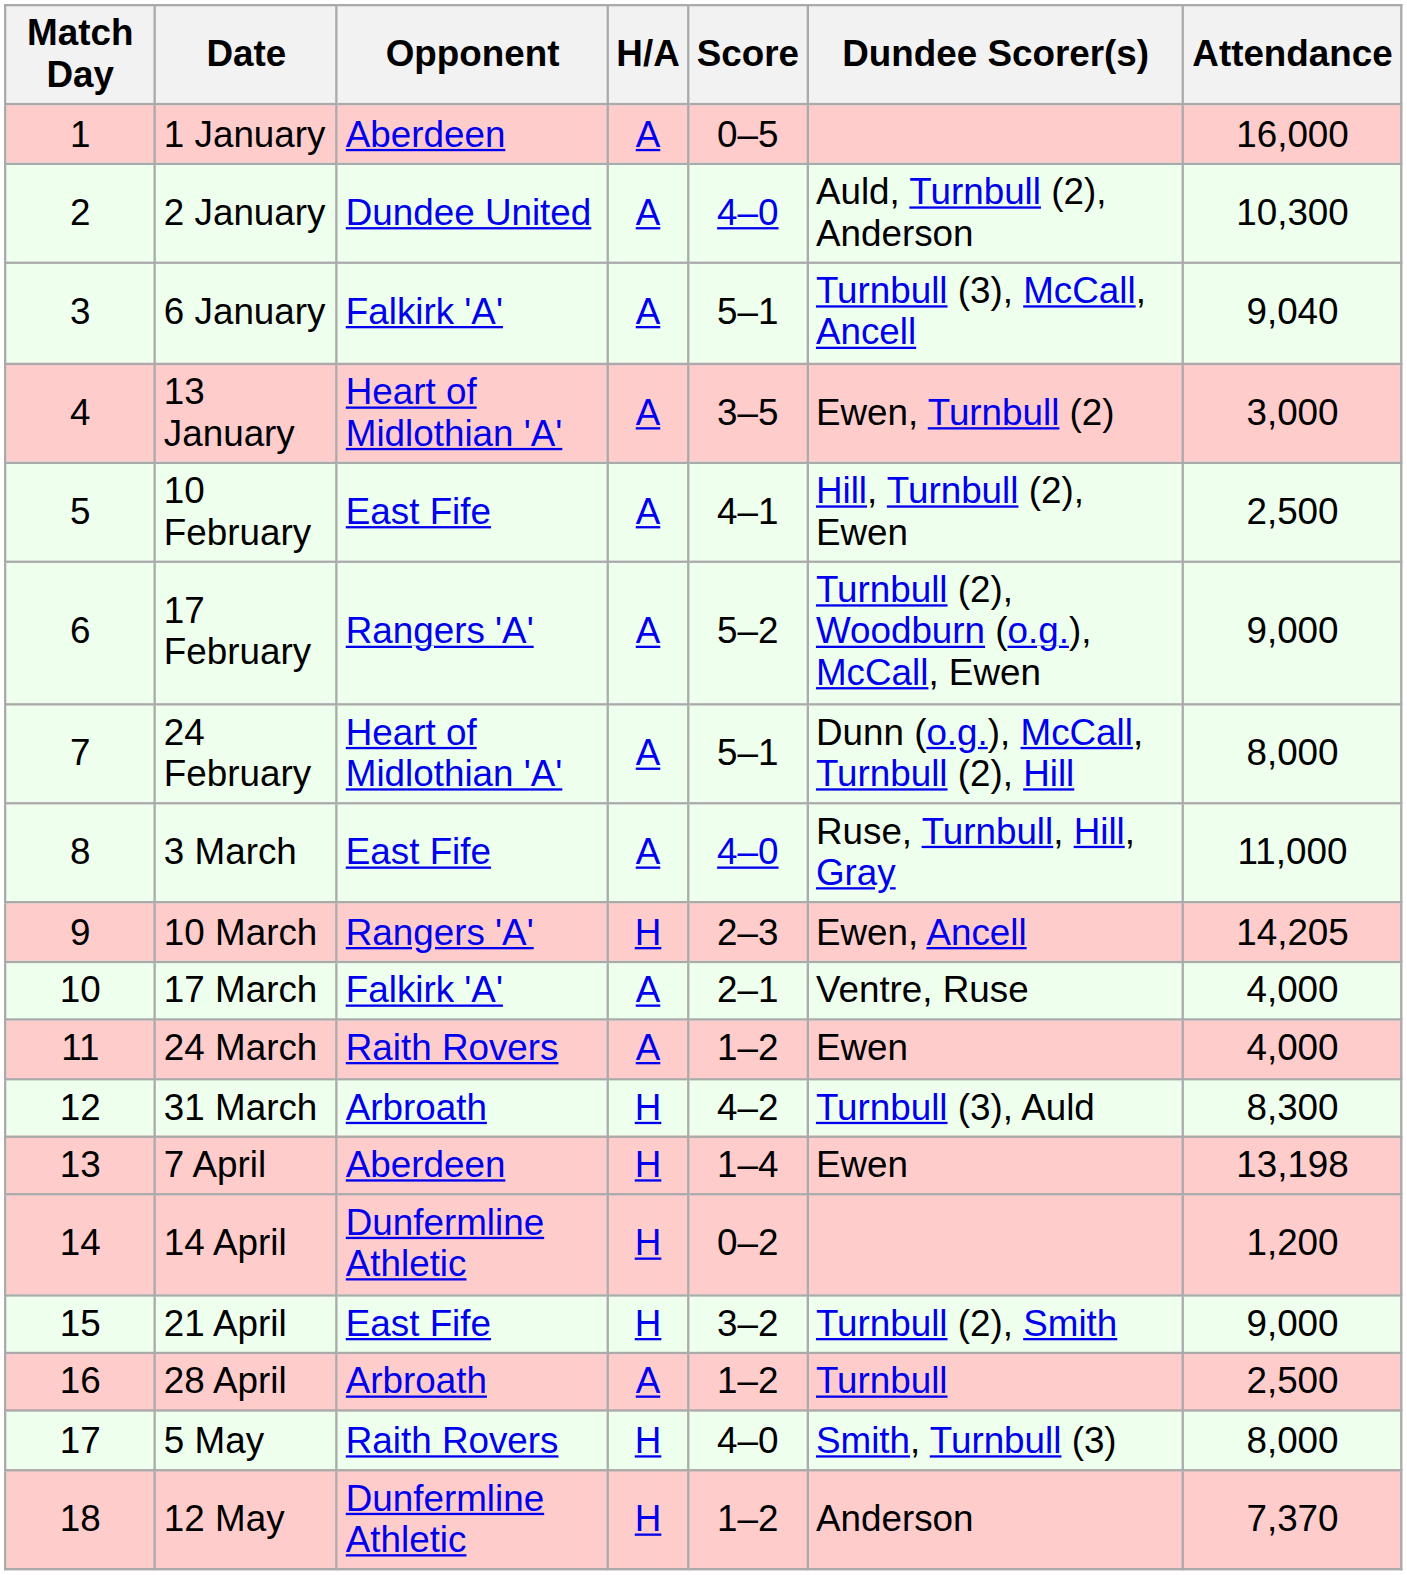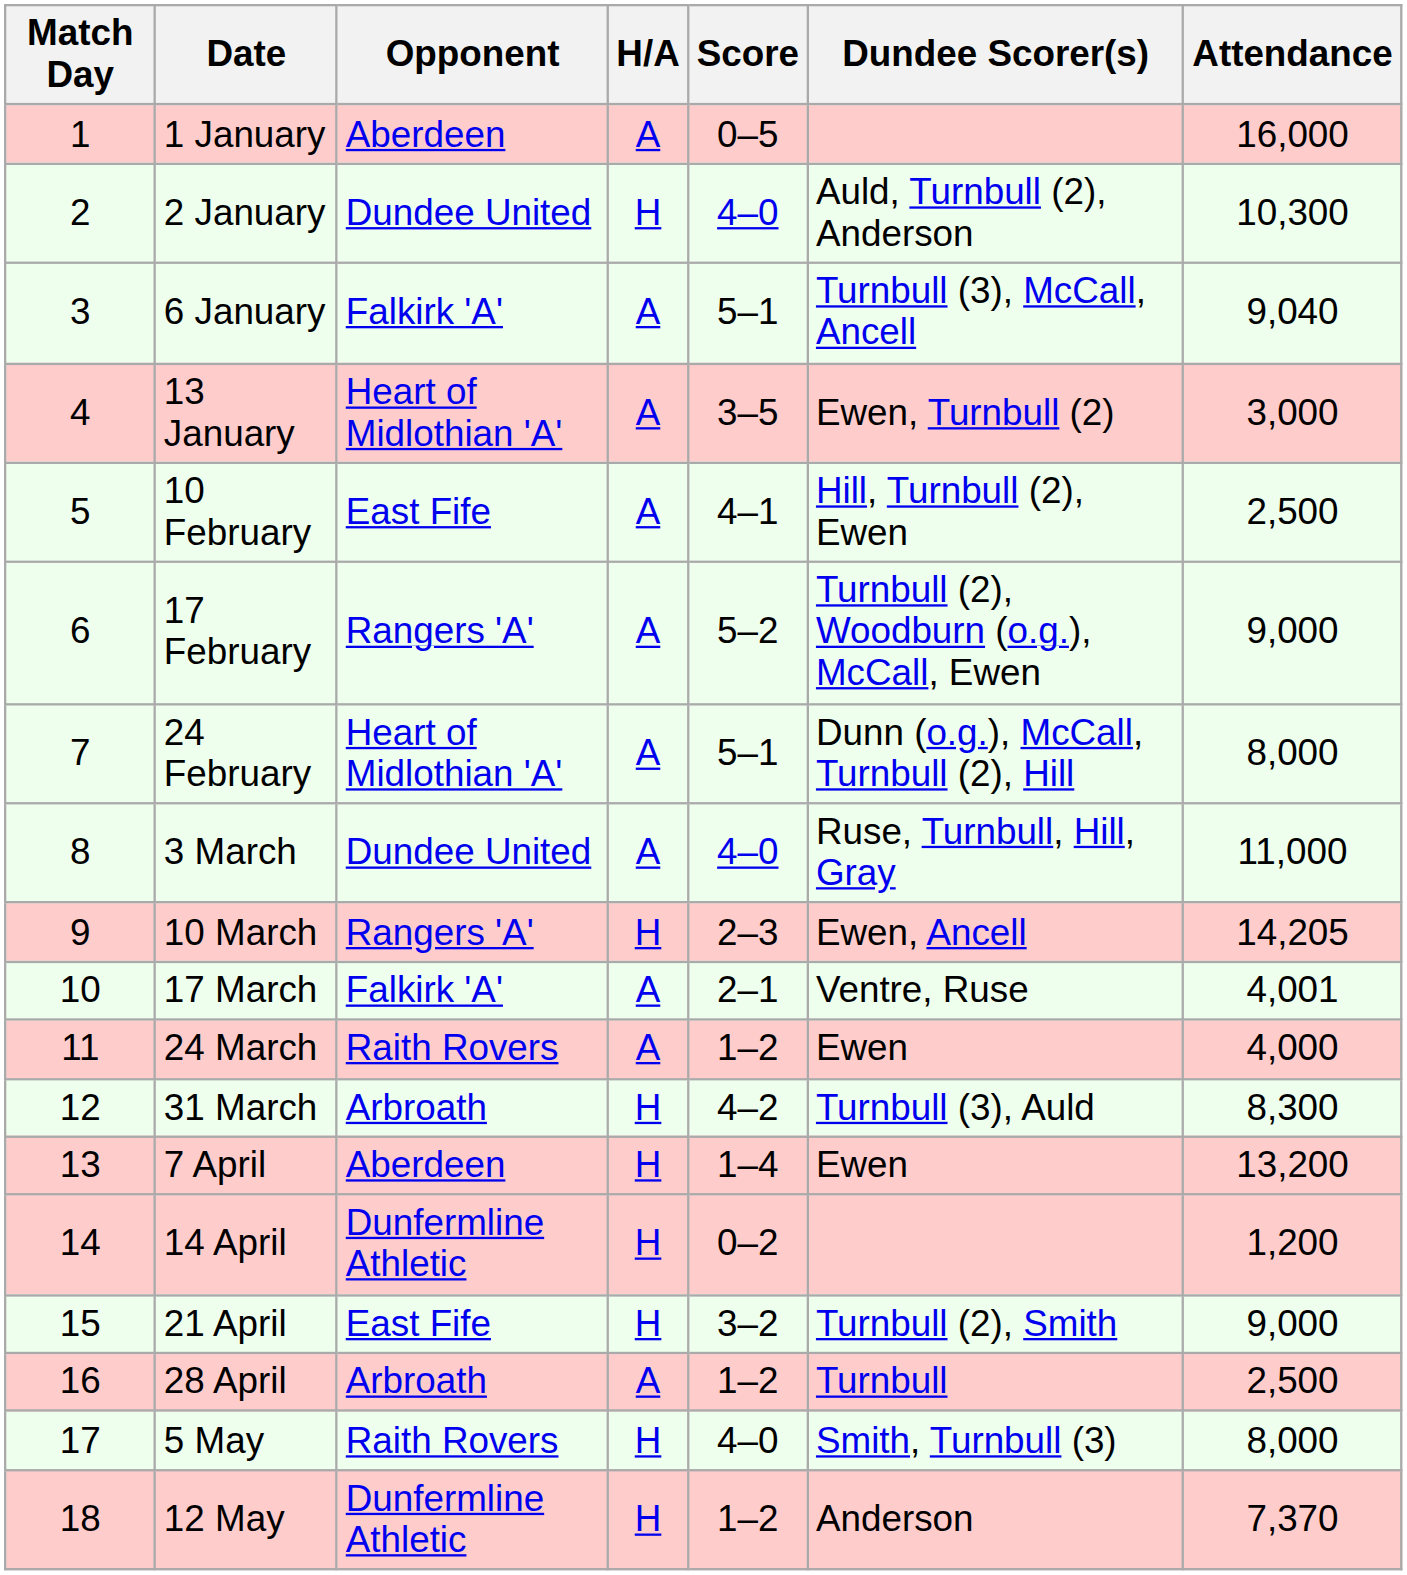(648, 212) A -> (648, 212) H
(418, 852) East Fife -> (469, 852) Dundee United
(1293, 989) 4,000 -> (1293, 989) 4,001
(1293, 1164) 13,198 -> (1293, 1164) 13,200
